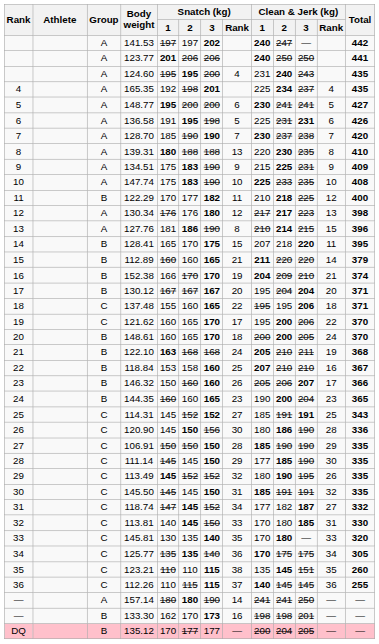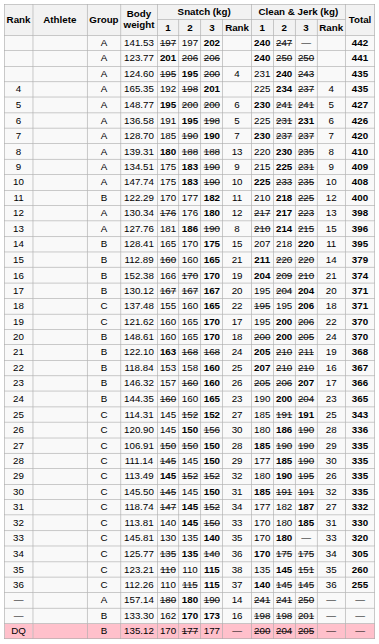(306, 136) 238 -> (306, 136) 237
(168, 383) 150 -> (168, 383) 157
(190, 615) normal -> (190, 615) bold
